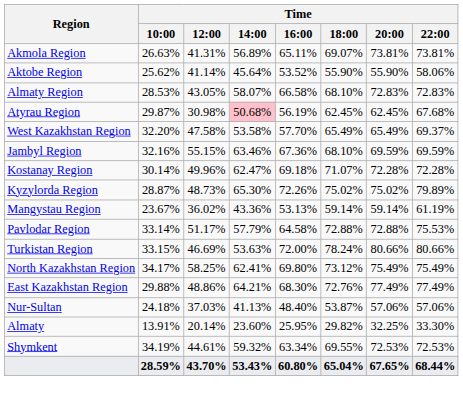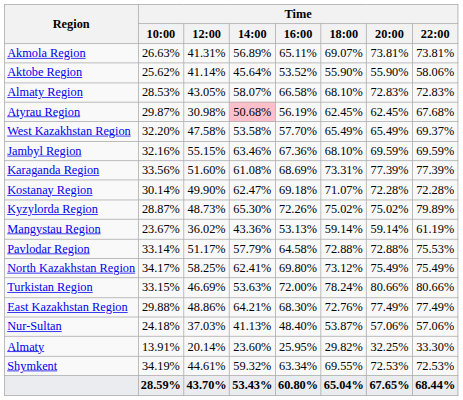+ row: (53, 170)
(207, 170) 49.96% -> (207, 190) 49.90%
rows swapped: (71, 268) <-> (50, 248)
